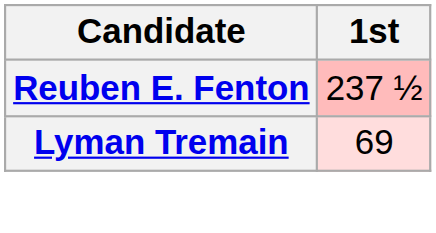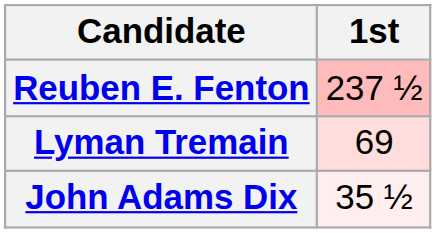+ row: (161, 198)
